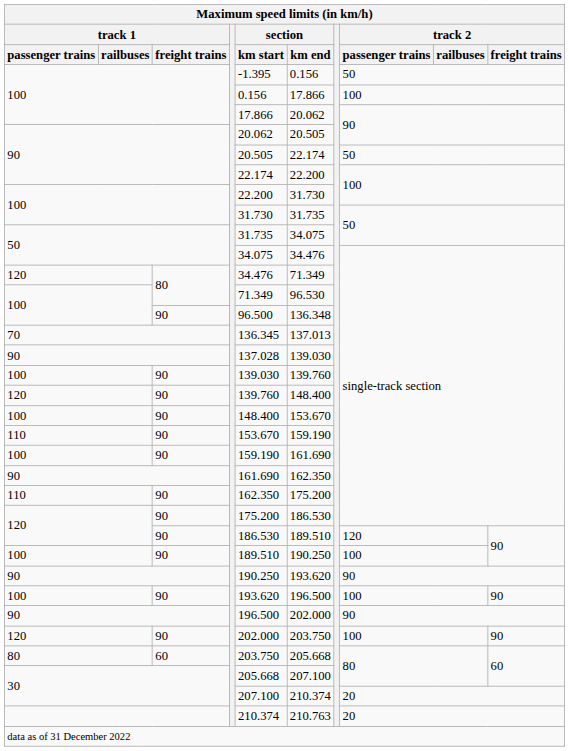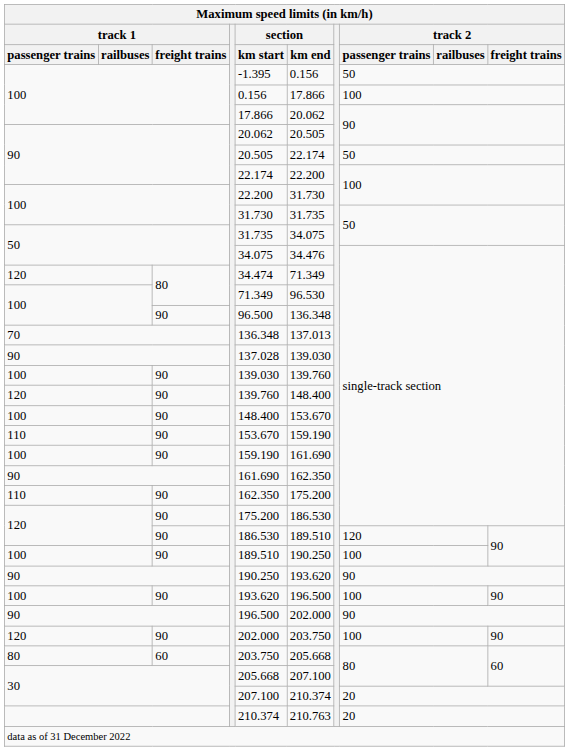(255, 275) 34.476 -> (255, 275) 34.474
(259, 335) 136.345 -> (259, 335) 136.348
